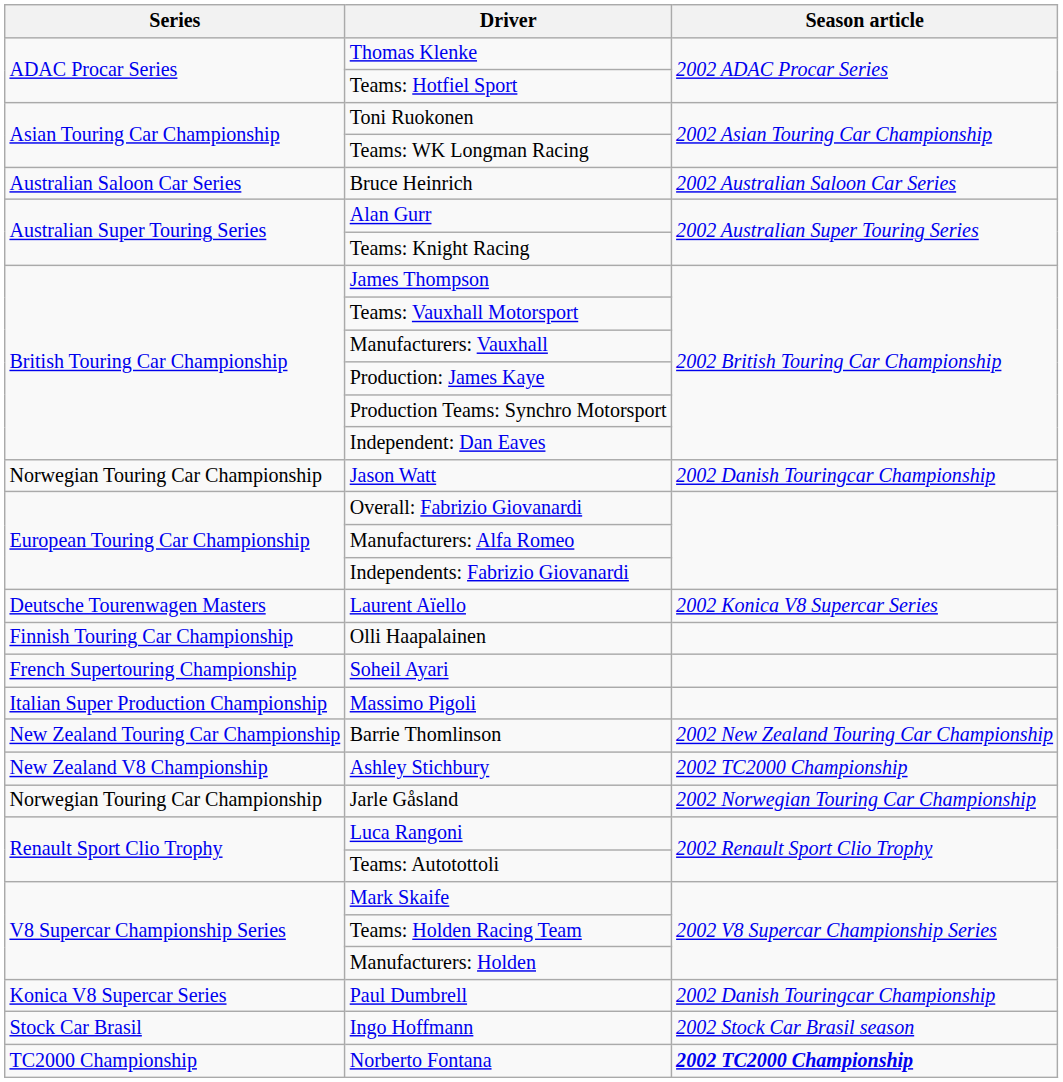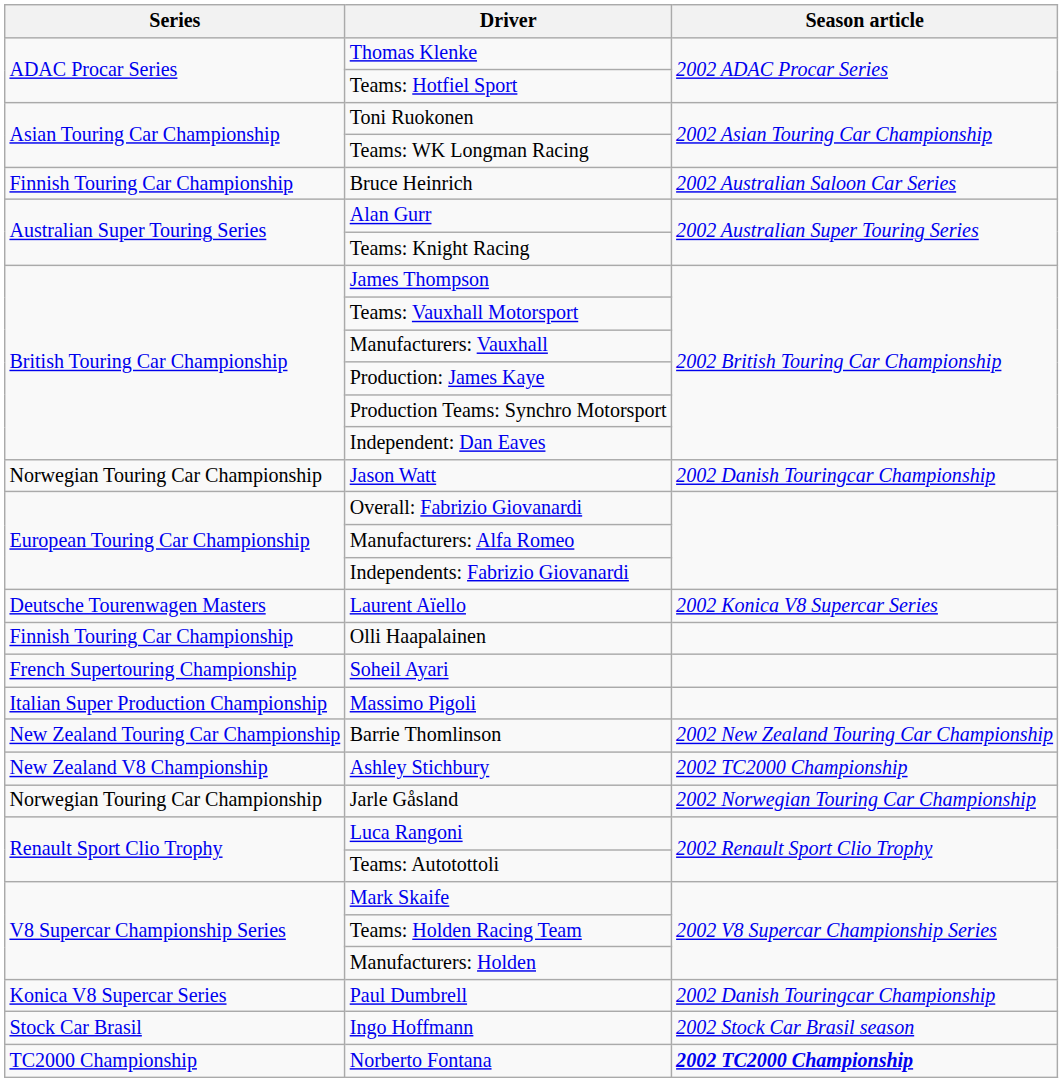(125, 183) Australian Saloon Car Series -> (151, 183) Finnish Touring Car Championship
